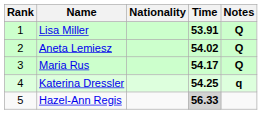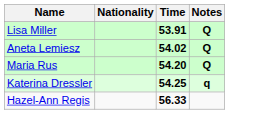- column: (20, 13)
(205, 65) 54.17 -> (173, 65) 54.20
(205, 100) lightgrey background -> (173, 100) no background
